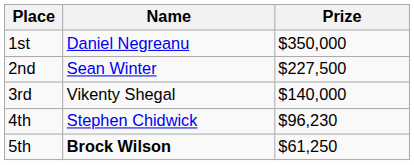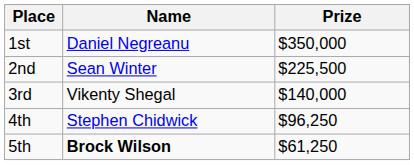(312, 69) $227,500 -> (312, 69) $225,500
(308, 120) $96,230 -> (308, 120) $96,250
